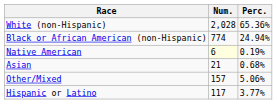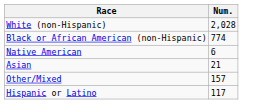- column: (255, 11)
(213, 52) lightyellow background -> (213, 52) no background
